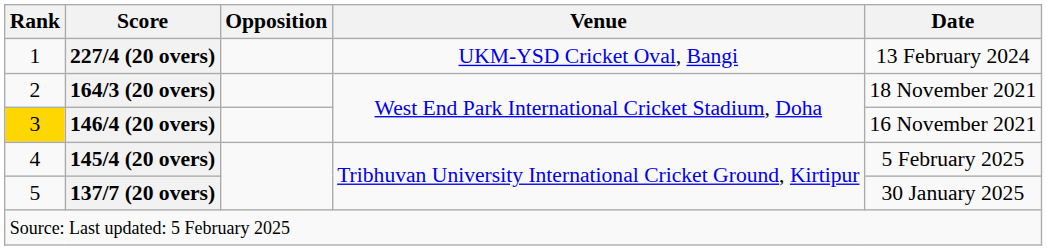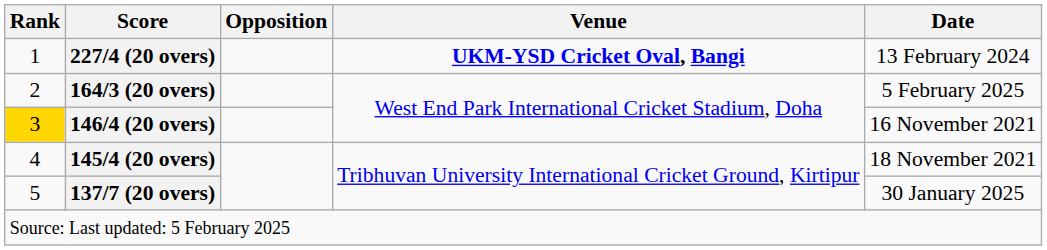(598, 55) normal -> (598, 55) bold
(953, 90) 18 November 2021 -> (953, 90) 5 February 2025
(953, 158) 5 February 2025 -> (953, 158) 18 November 2021
